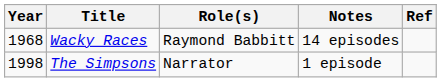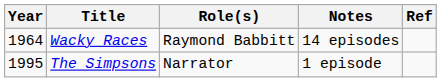(26, 40) 1968 -> (26, 40) 1964
(26, 64) 1998 -> (26, 64) 1995
